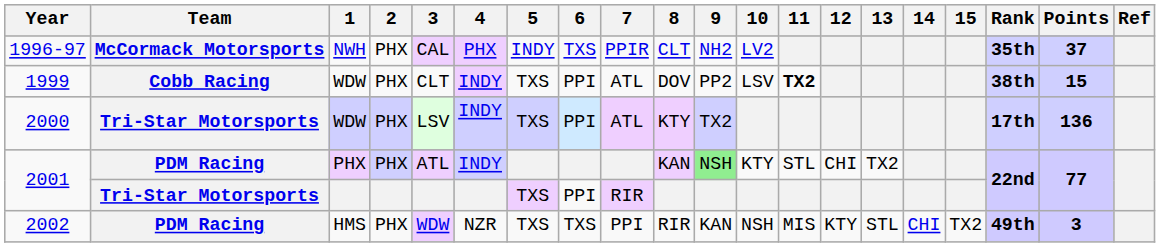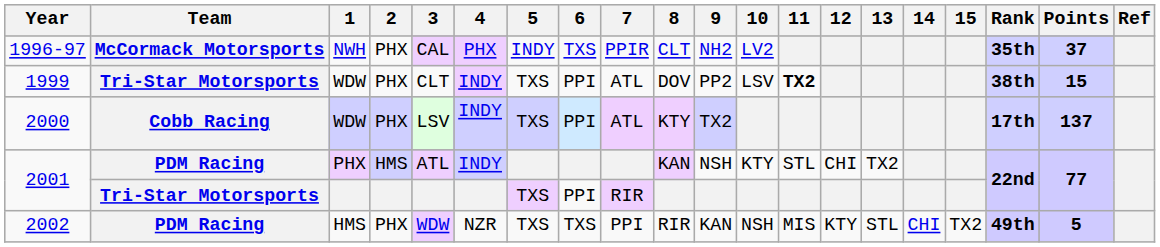(210, 81) Cobb Racing -> (210, 81) Tri-Star Motorsports
(210, 123) Tri-Star Motorsports -> (210, 123) Cobb Racing
(1076, 123) 136 -> (1076, 123) 137
(391, 164) PHX -> (391, 164) HMS
(716, 164) lightgreen background -> (716, 164) no background
(1076, 226) 3 -> (1076, 226) 5
